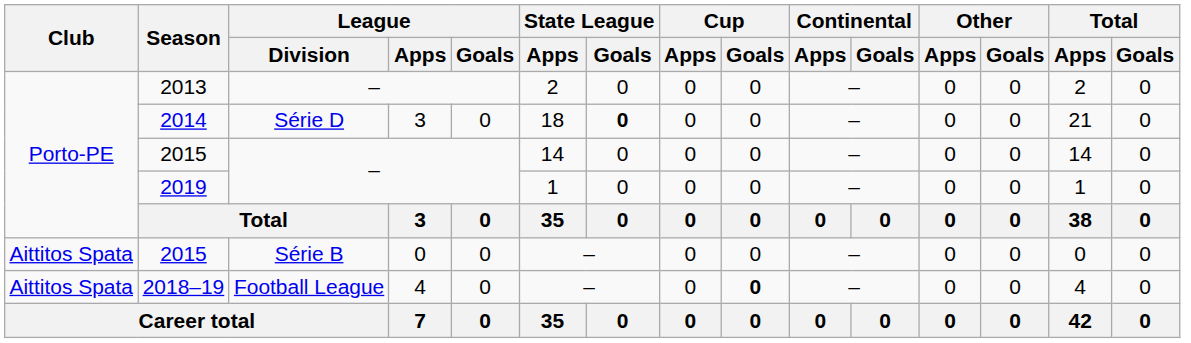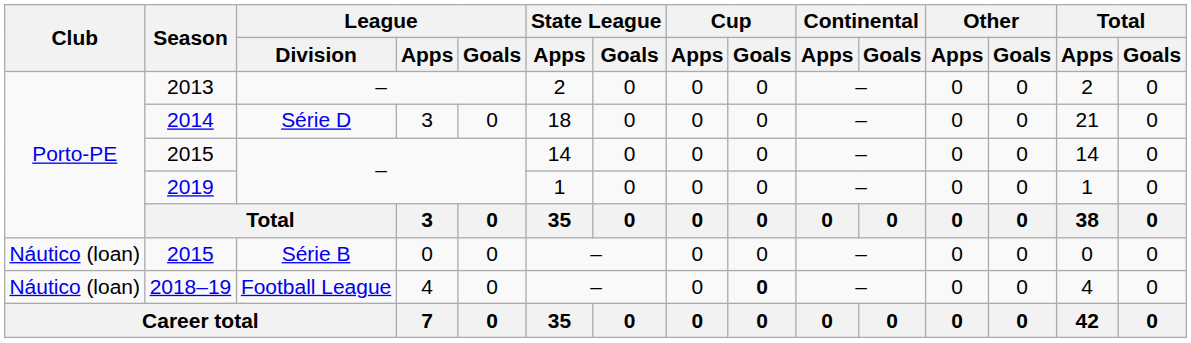(623, 120) bold -> (630, 120) normal
(71, 253) Aittitos Spata -> (75, 253) Náutico (loan)
(71, 287) Aittitos Spata -> (75, 287) Náutico (loan)
